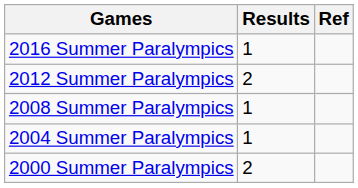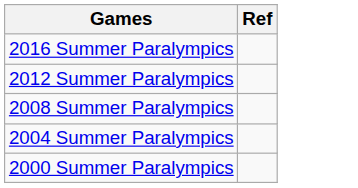- column: (276, 19)
